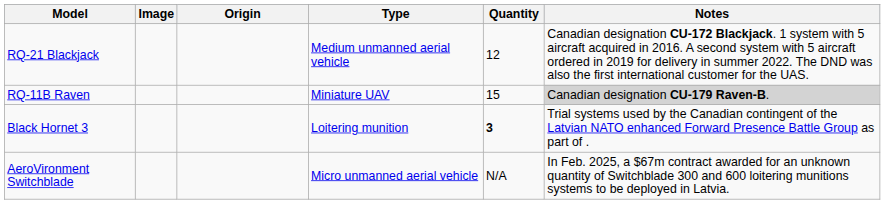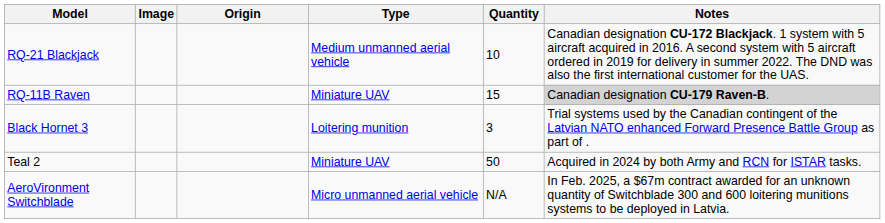(493, 54) 12 -> (493, 54) 10
(490, 128) bold -> (490, 128) normal
+ row: (24, 161)
